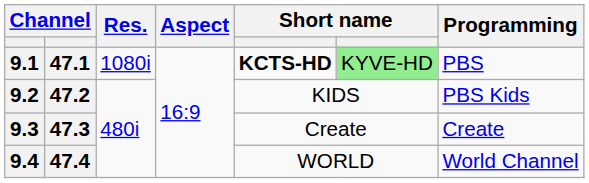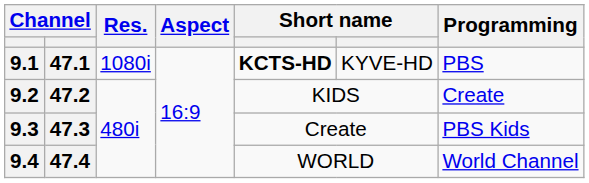(387, 63) lightgreen background -> (387, 63) no background
(486, 95) PBS Kids -> (473, 95) Create
(473, 128) Create -> (486, 128) PBS Kids
